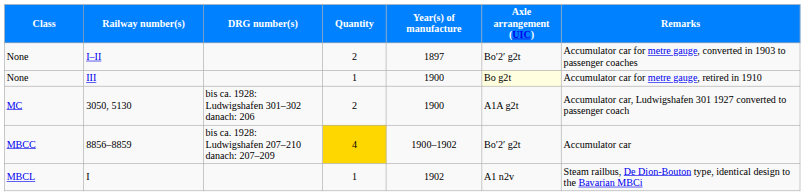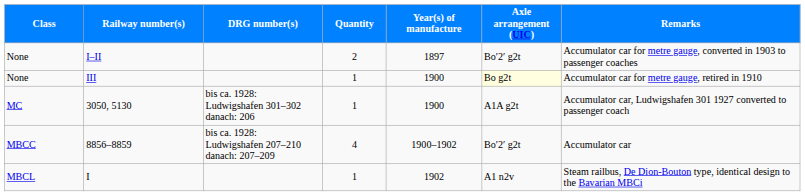(354, 105) 2 -> (354, 105) 1
(354, 144) gold background -> (354, 144) no background
